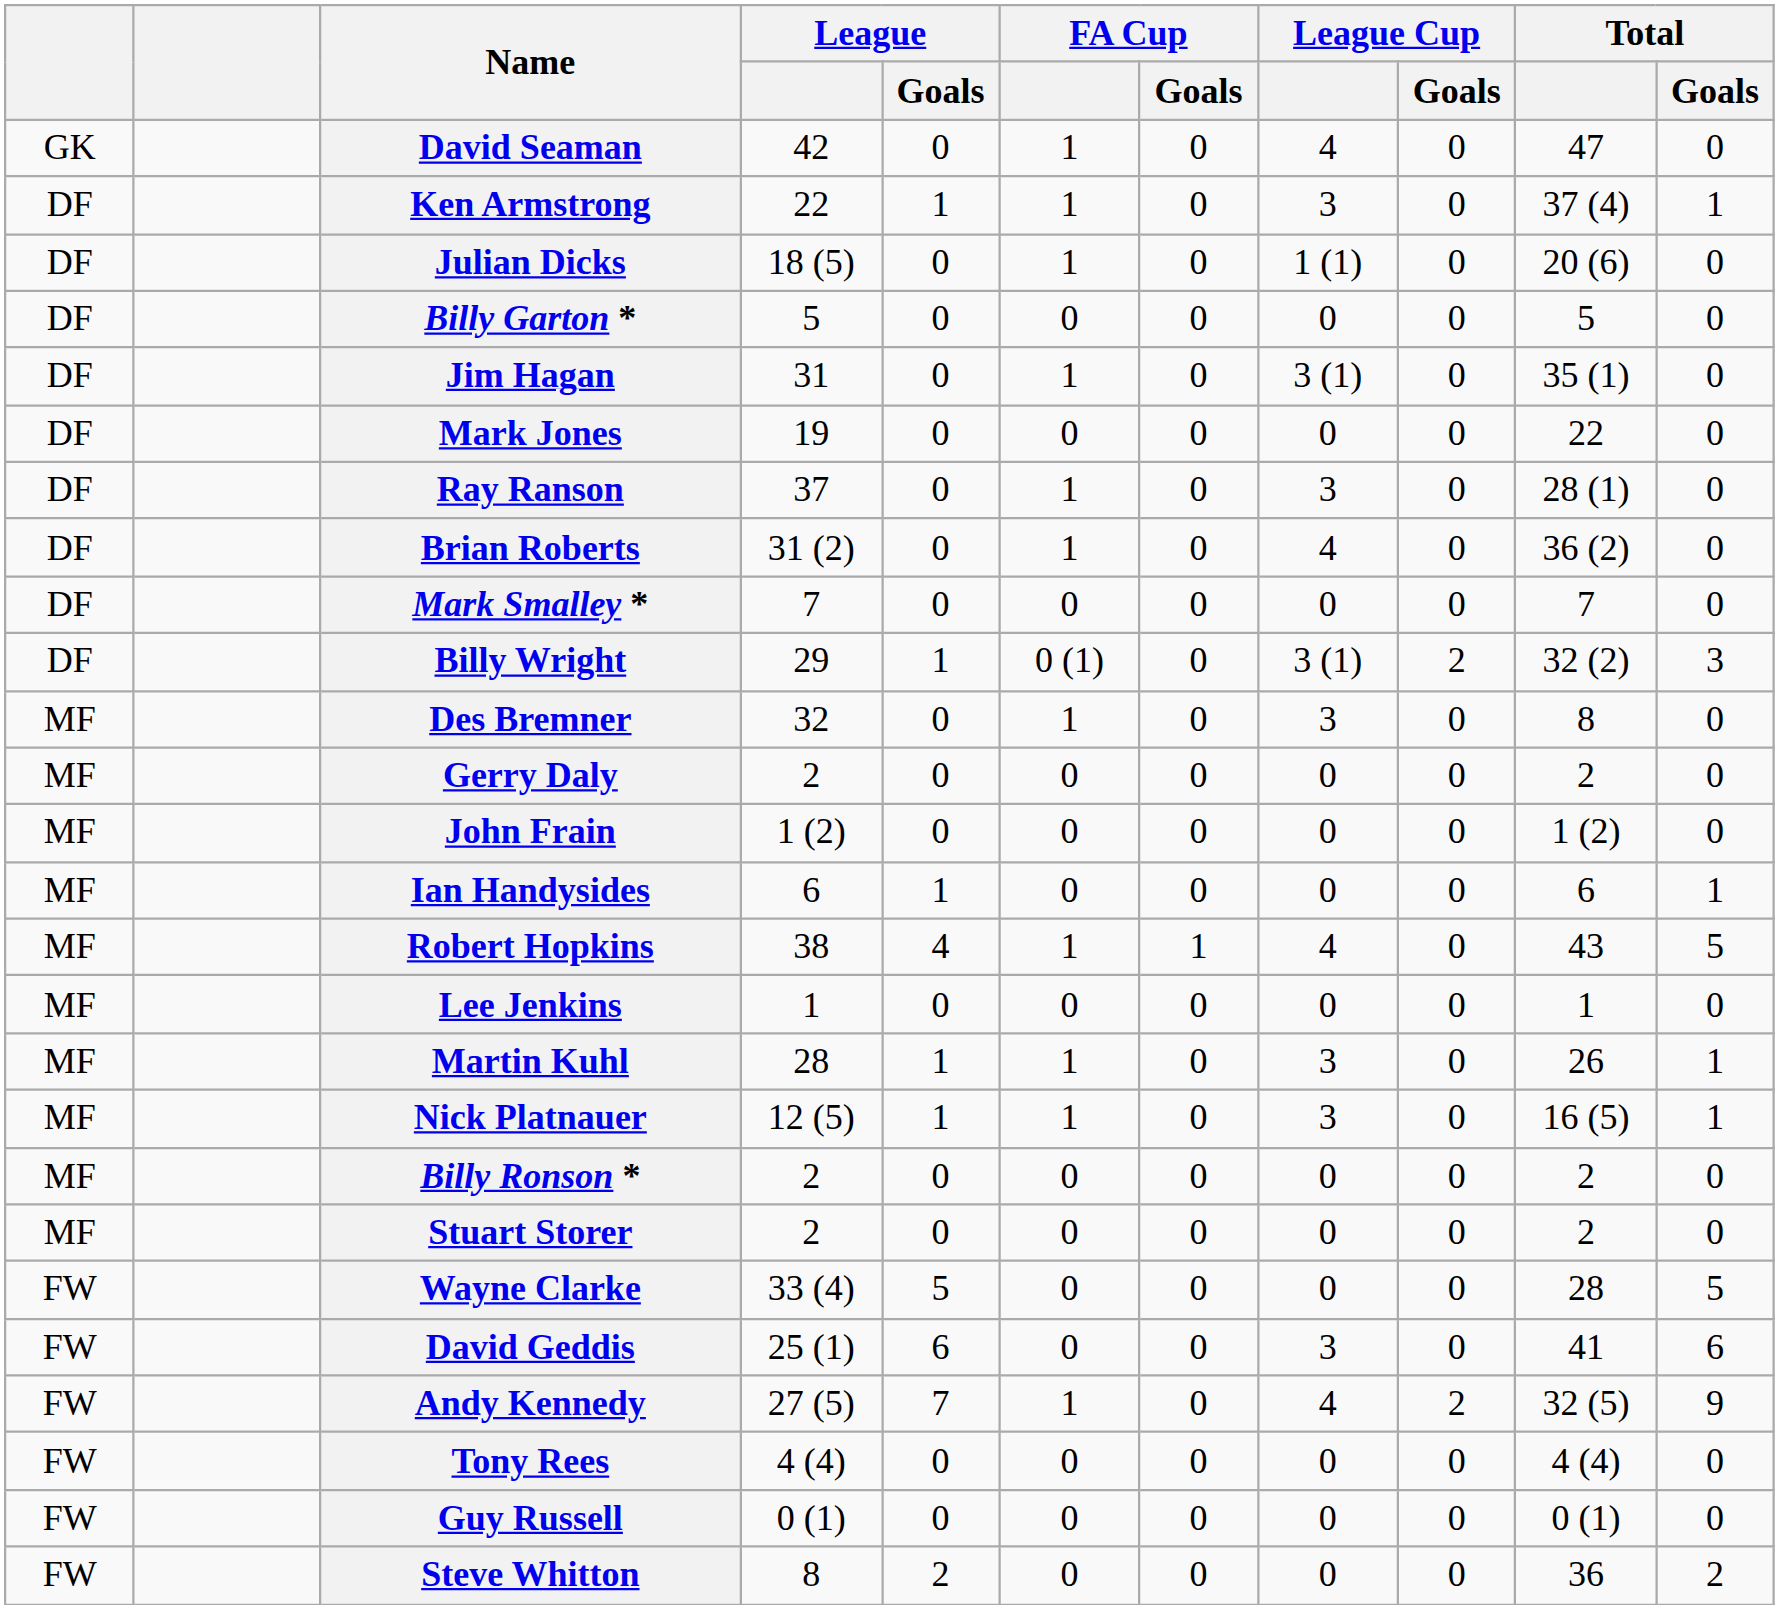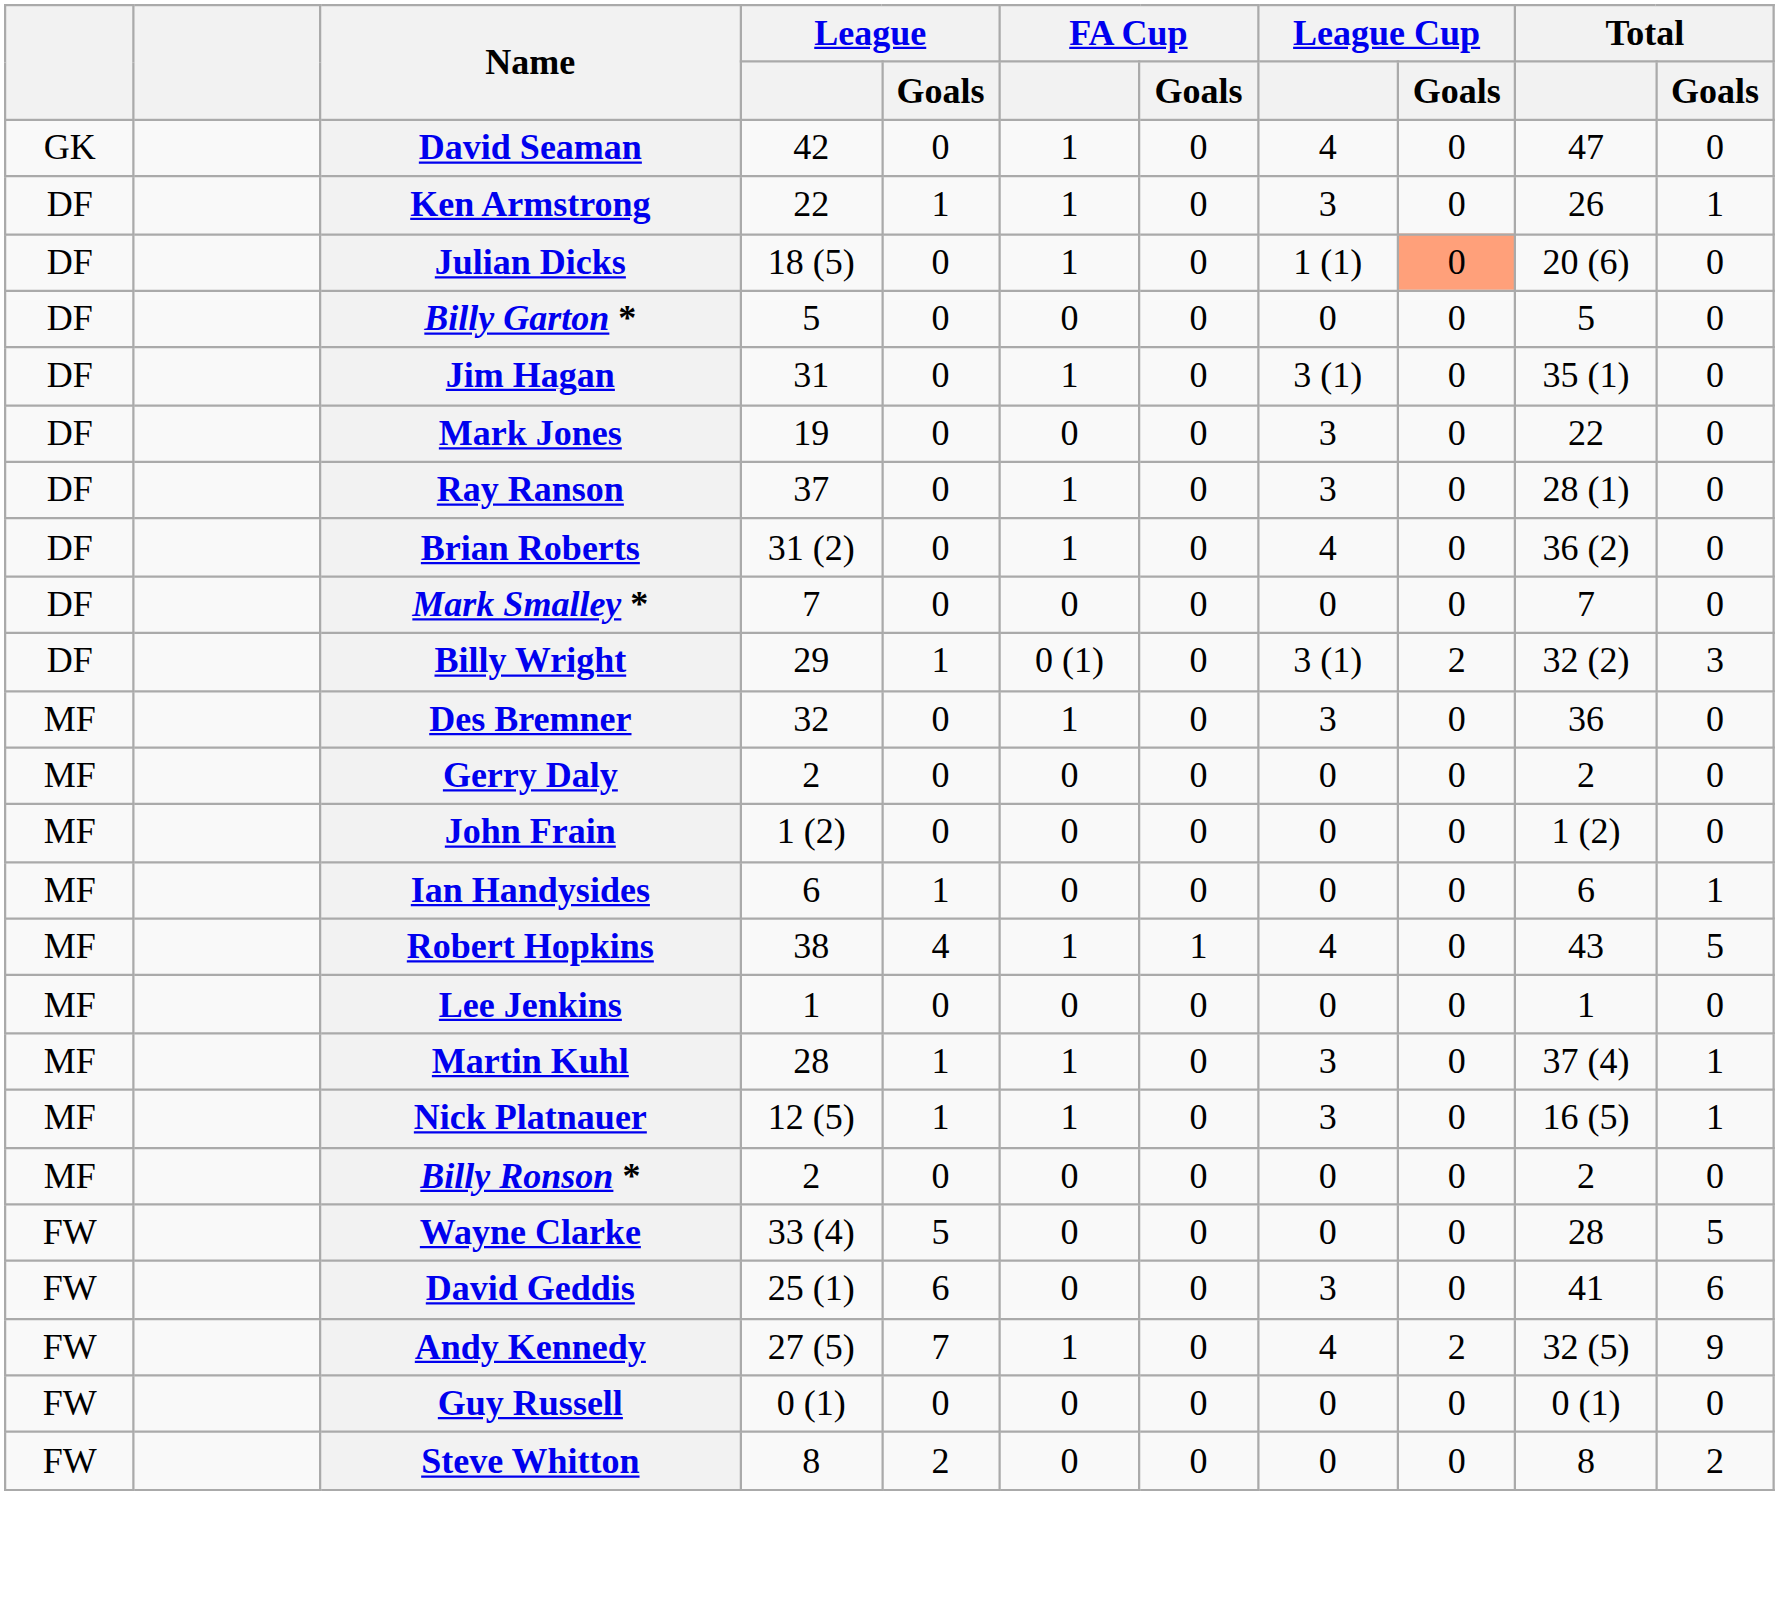(1586, 204) 37 (4) -> (1586, 204) 26
(1457, 261) no background -> (1457, 261) lightsalmon background
(1328, 432) 0 -> (1328, 432) 3
(1586, 718) 8 -> (1586, 718) 36
(1586, 1060) 26 -> (1586, 1060) 37 (4)
- row: (530, 1232)
- row: (530, 1460)
(1586, 1574) 36 -> (1586, 1460) 8
